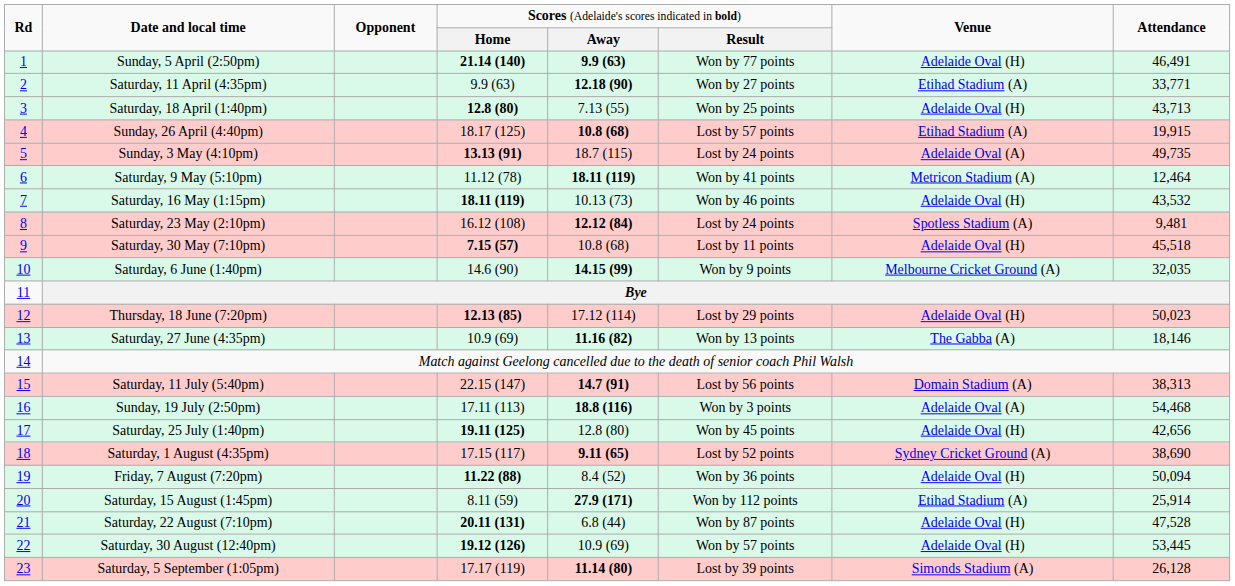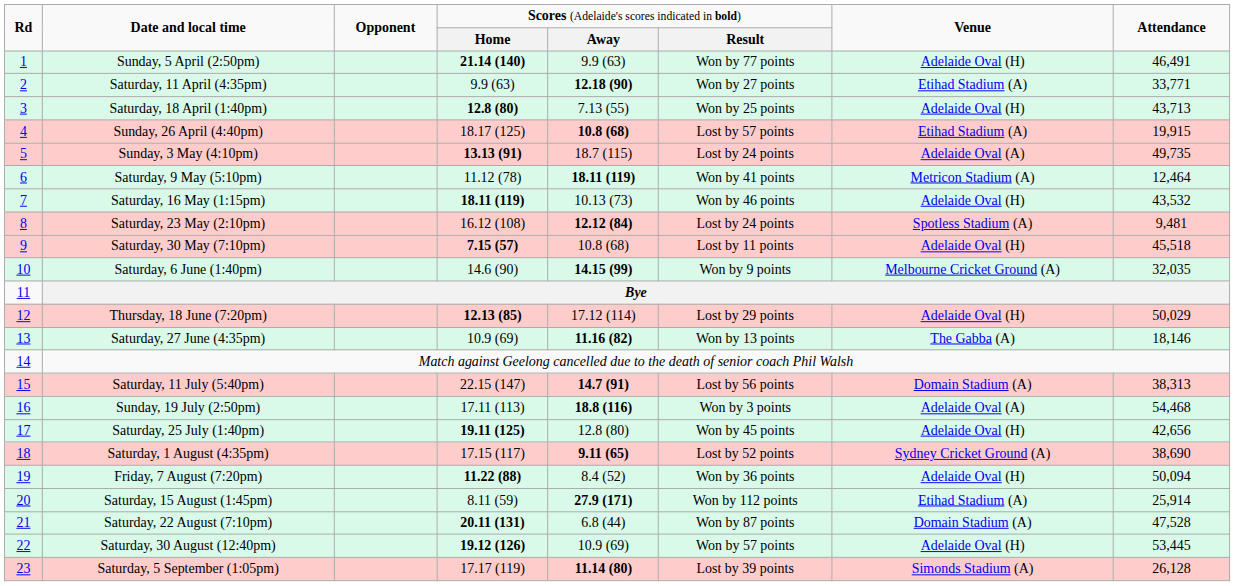(603, 62) bold -> (603, 62) normal
(1171, 315) 50,023 -> (1171, 315) 50,029
(973, 523) Adelaide Oval (H) -> (973, 523) Domain Stadium (A)
